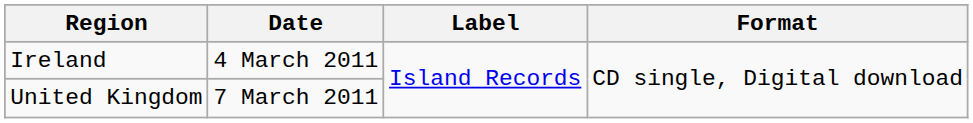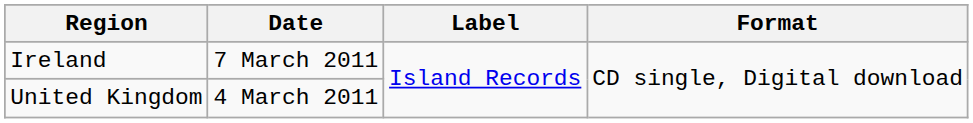(296, 61) 4 March 2011 -> (296, 61) 7 March 2011
(296, 98) 7 March 2011 -> (296, 98) 4 March 2011
